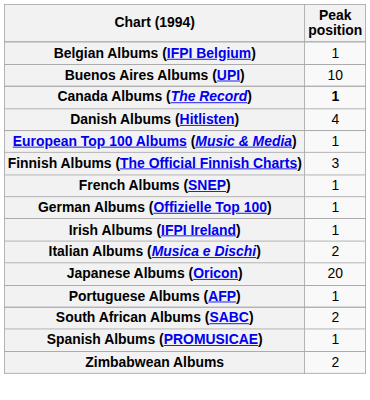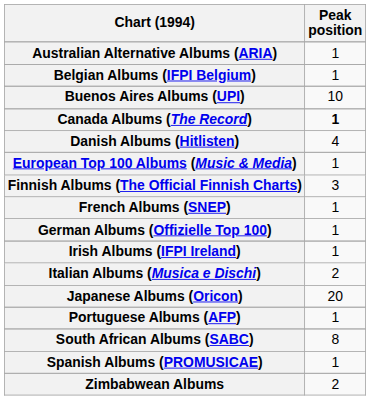+ row: (155, 53)
(335, 318) 2 -> (335, 340) 8
